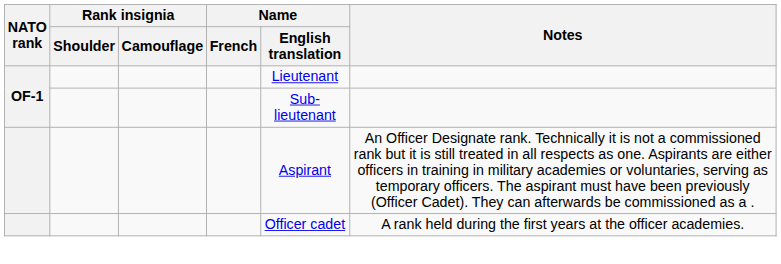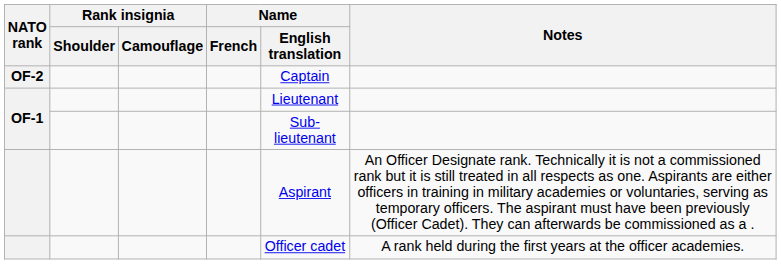+ row: (27, 76)
